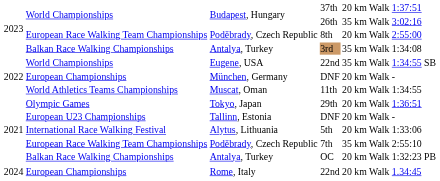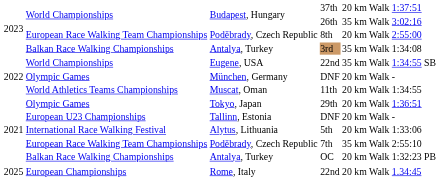(76, 76) European Championships -> (58, 76) Olympic Games
(14, 171) 2024 -> (14, 171) 2025
